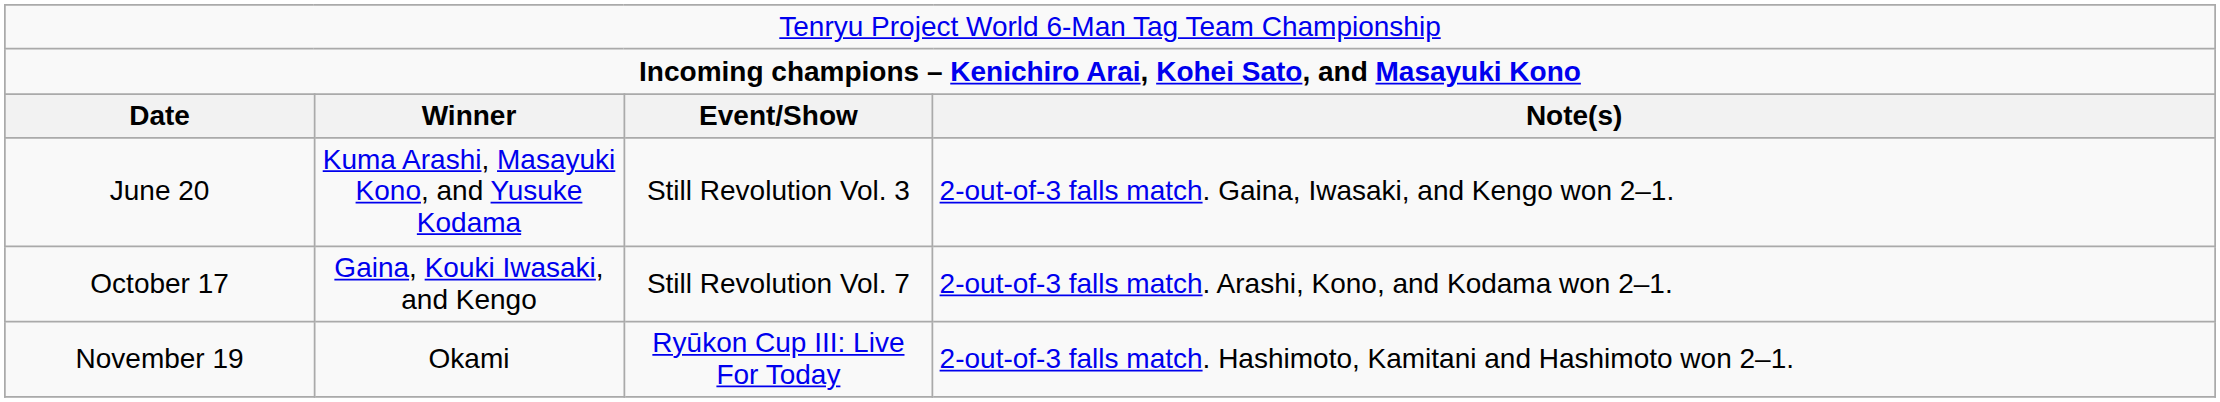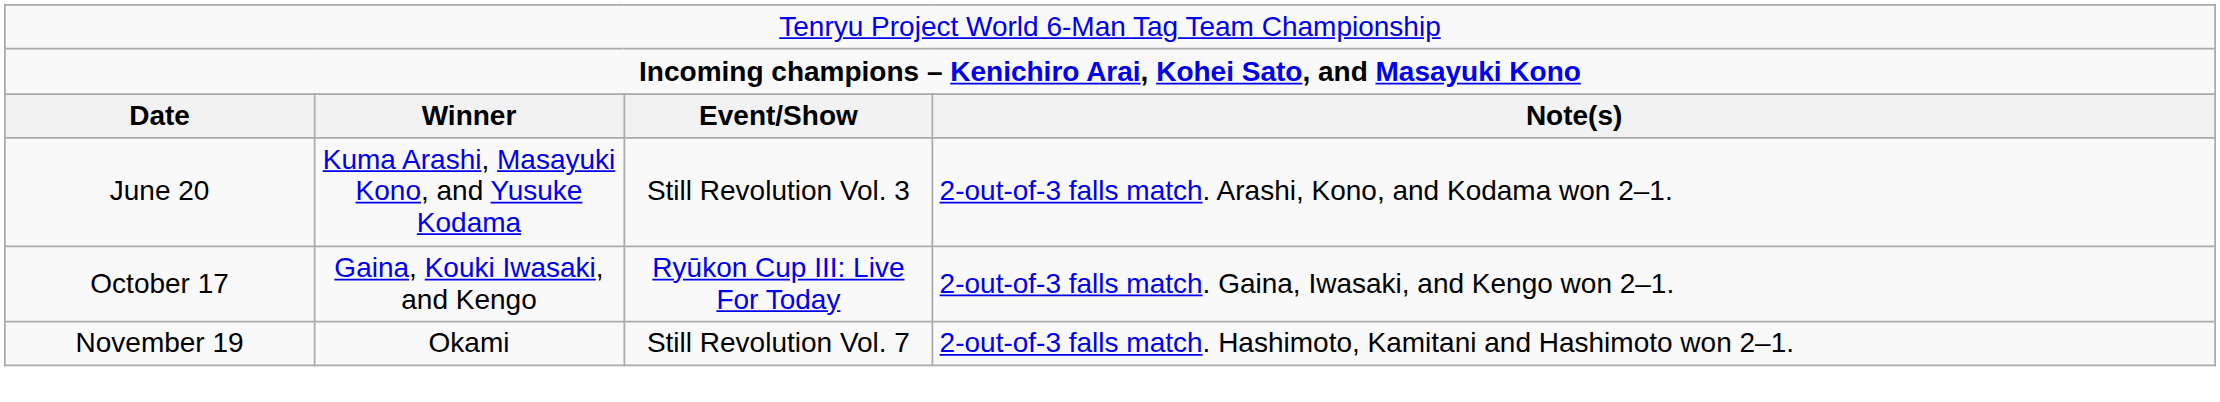(1307, 191) 2-out-of-3 falls match. Gaina, Iwasaki, and Kengo won 2–1. -> (1306, 191) 2-out-of-3 falls match. Arashi, Kono, and Kodama won 2–1.
(778, 283) Still Revolution Vol. 7 -> (778, 283) Ryūkon Cup III: Live For Today
(1306, 283) 2-out-of-3 falls match. Arashi, Kono, and Kodama won 2–1. -> (1307, 283) 2-out-of-3 falls match. Gaina, Iwasaki, and Kengo won 2–1.
(778, 358) Ryūkon Cup III: Live For Today -> (778, 343) Still Revolution Vol. 7
